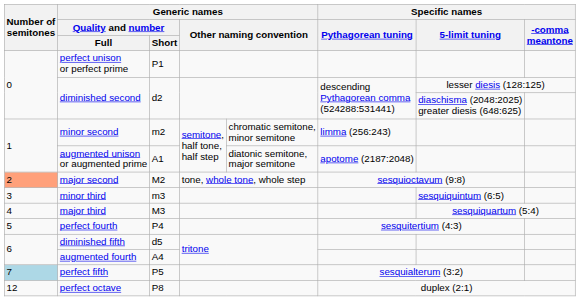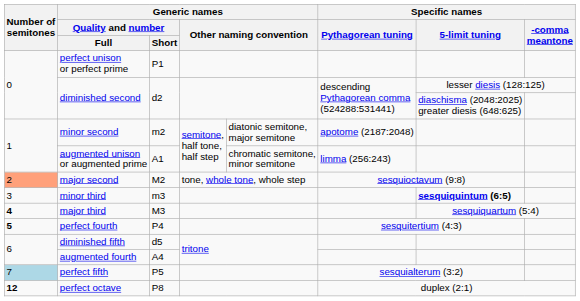(272, 132) chromatic semitone, minor semitone -> (268, 132) diatonic semitone, major semitone
(356, 132) limma (256:243) -> (367, 132) apotome (2187:2048)
(268, 159) diatonic semitone, major semitone -> (272, 159) chromatic semitone, minor semitone
(367, 159) apotome (2187:2048) -> (356, 159) limma (256:243)
(461, 195) normal -> (465, 195) bold
(9, 210) normal -> (9, 210) bold
(9, 226) normal -> (9, 226) bold
(12, 288) normal -> (12, 288) bold
